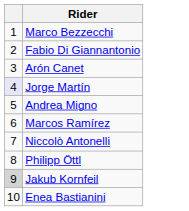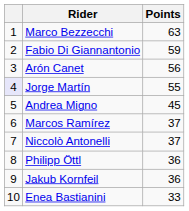+ column: (163, 14)
(13, 178) lightgrey background -> (13, 178) no background
